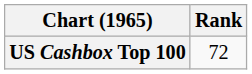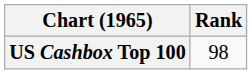(219, 52) 72 -> (219, 52) 98
